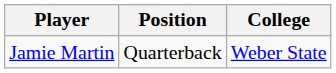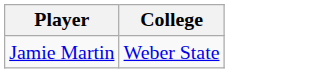- column: (173, 20)
